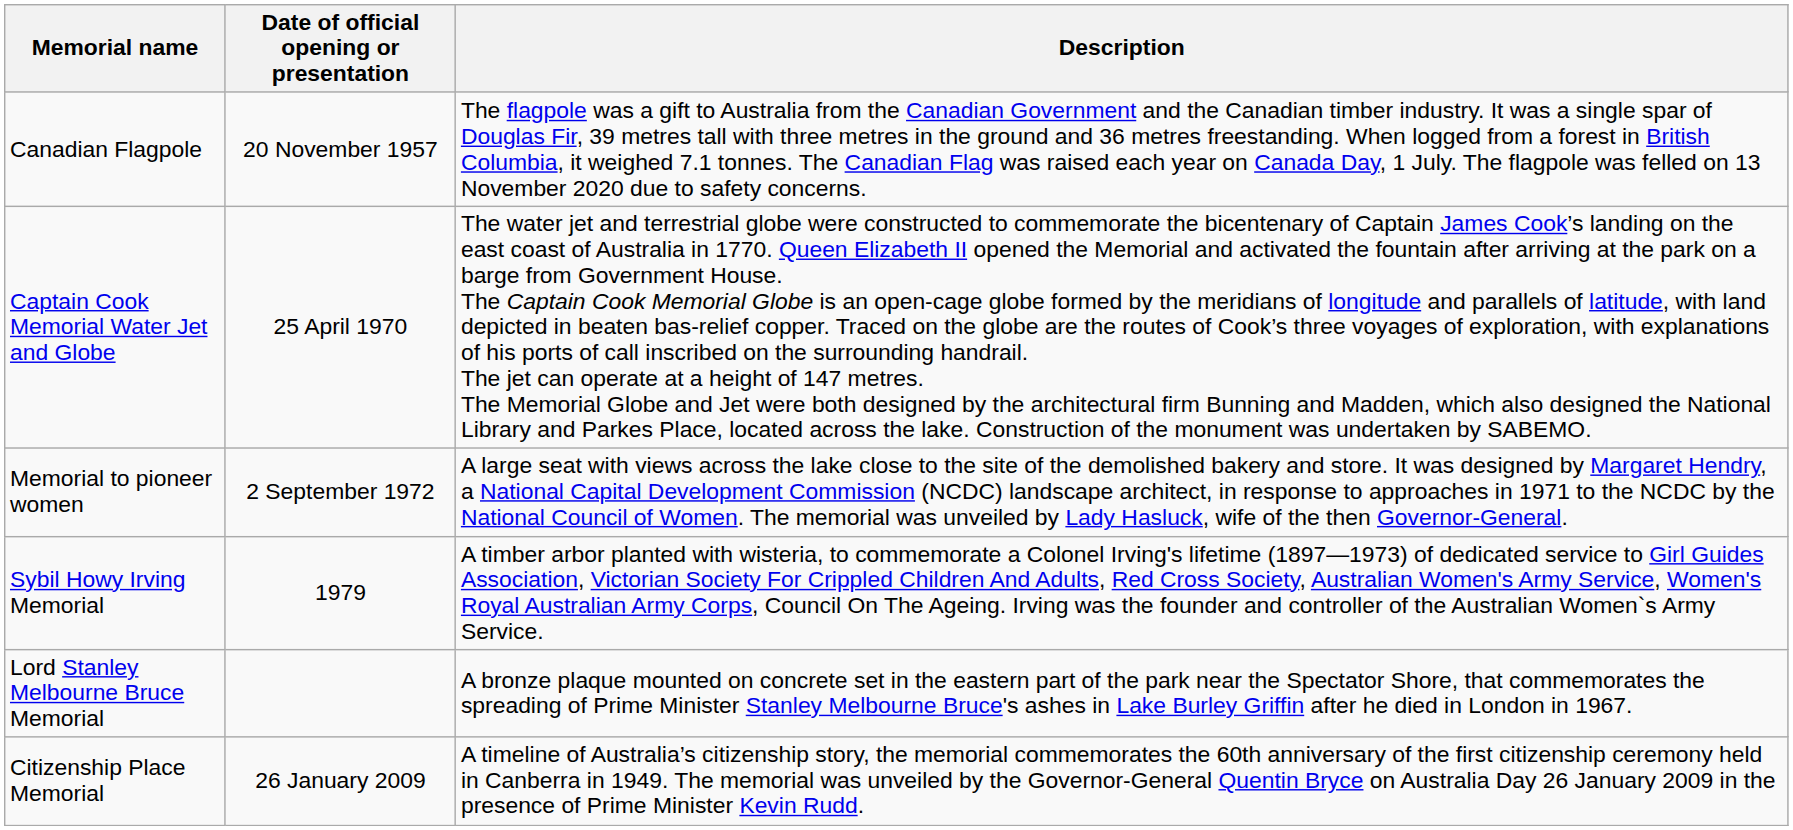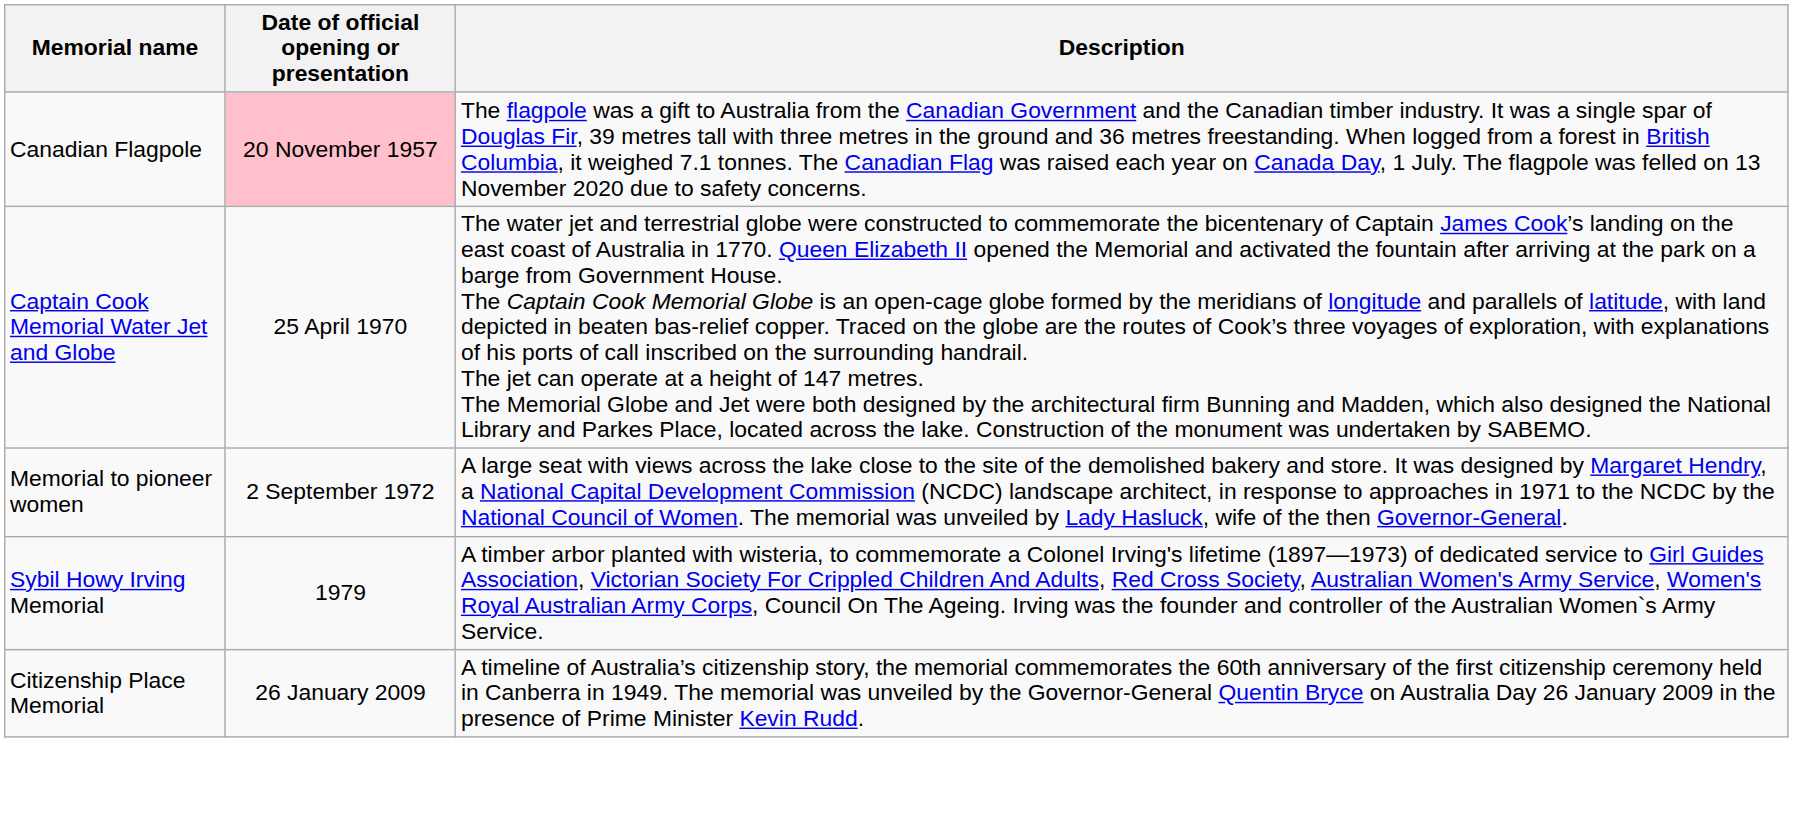(340, 149) no background -> (340, 149) pink background
- row: (97, 693)
